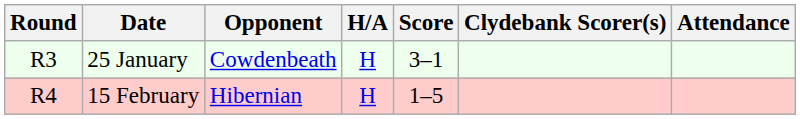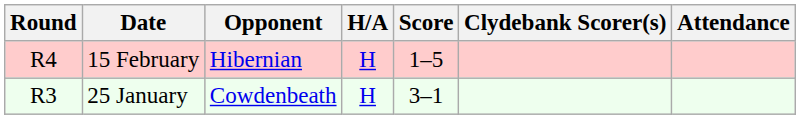rows swapped: (137, 59) <-> (143, 95)
